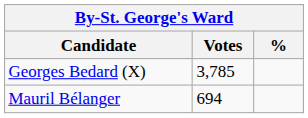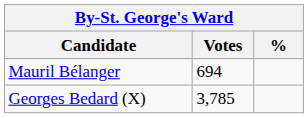rows swapped: (77, 71) <-> (64, 98)
